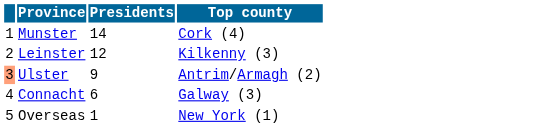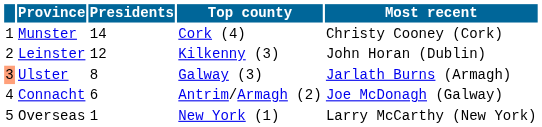+ column: (431, 13)
(94, 75) 9 -> (94, 75) 8
(250, 75) Antrim/Armagh (2) -> (220, 75) Galway (3)
(220, 95) Galway (3) -> (250, 95) Antrim/Armagh (2)
